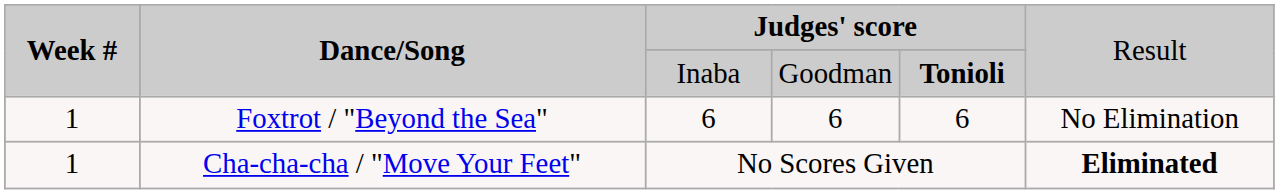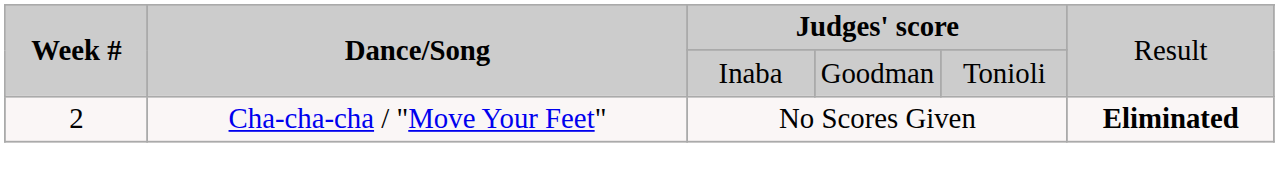(962, 73) bold -> (1004, 73) normal
- row: (392, 118)
(72, 164) 1 -> (76, 118) 2
